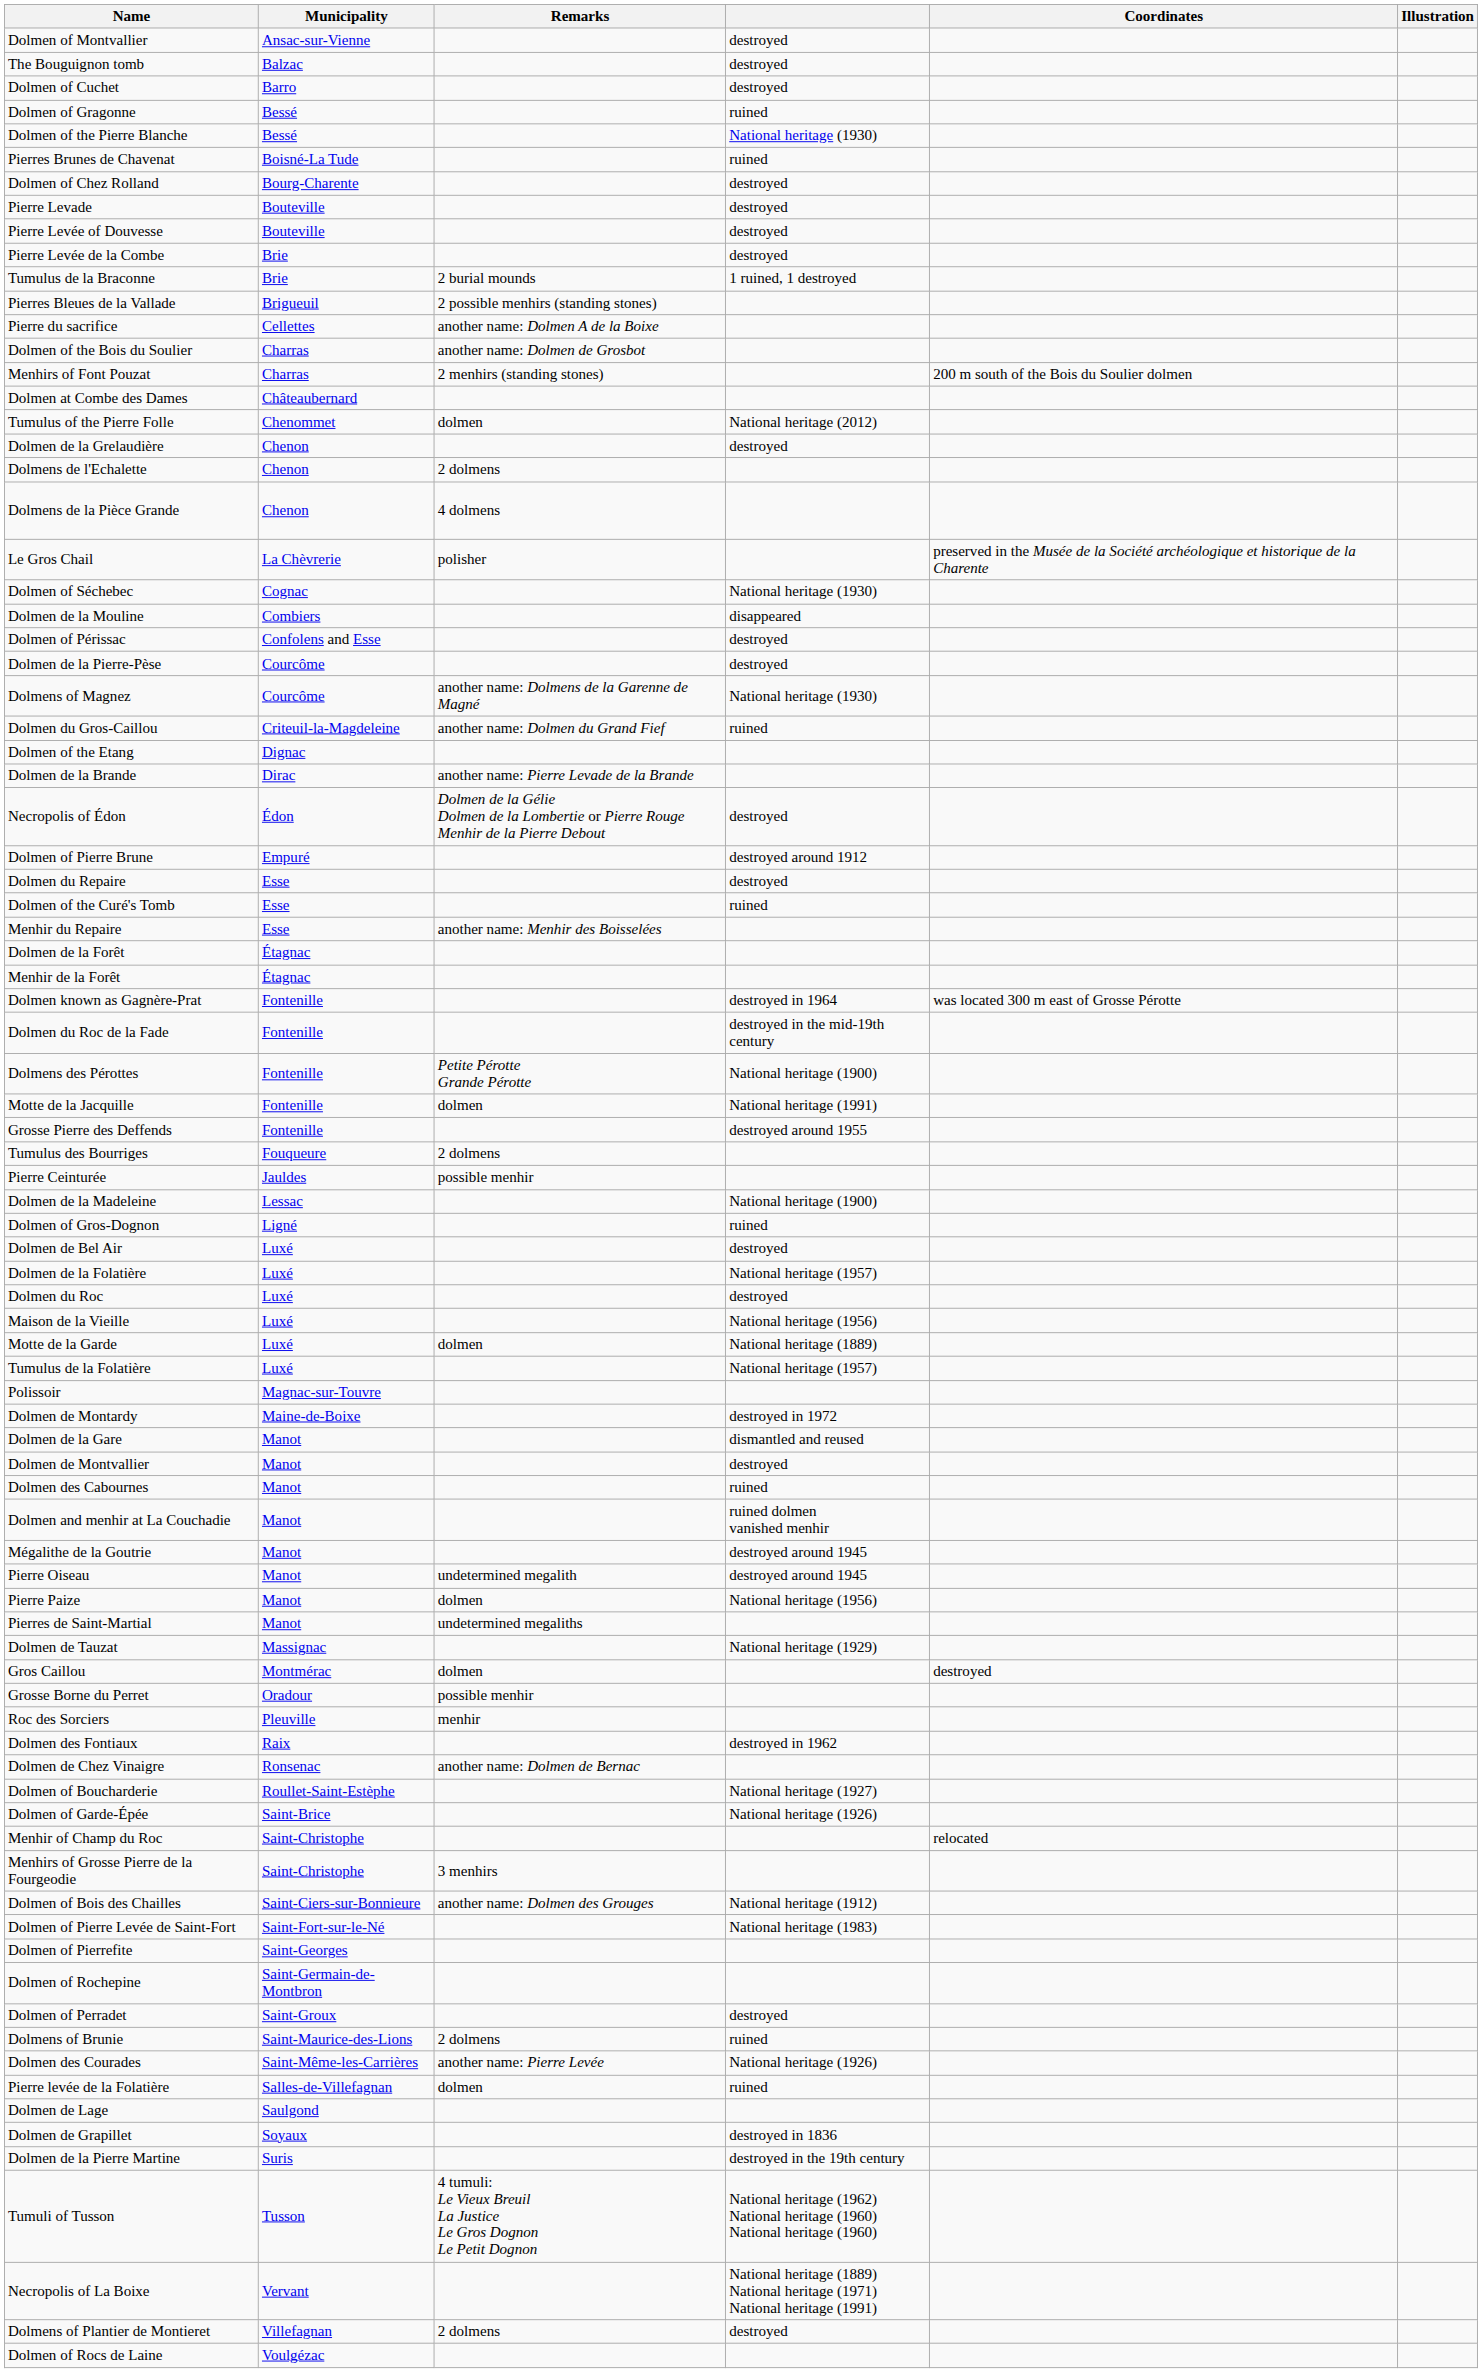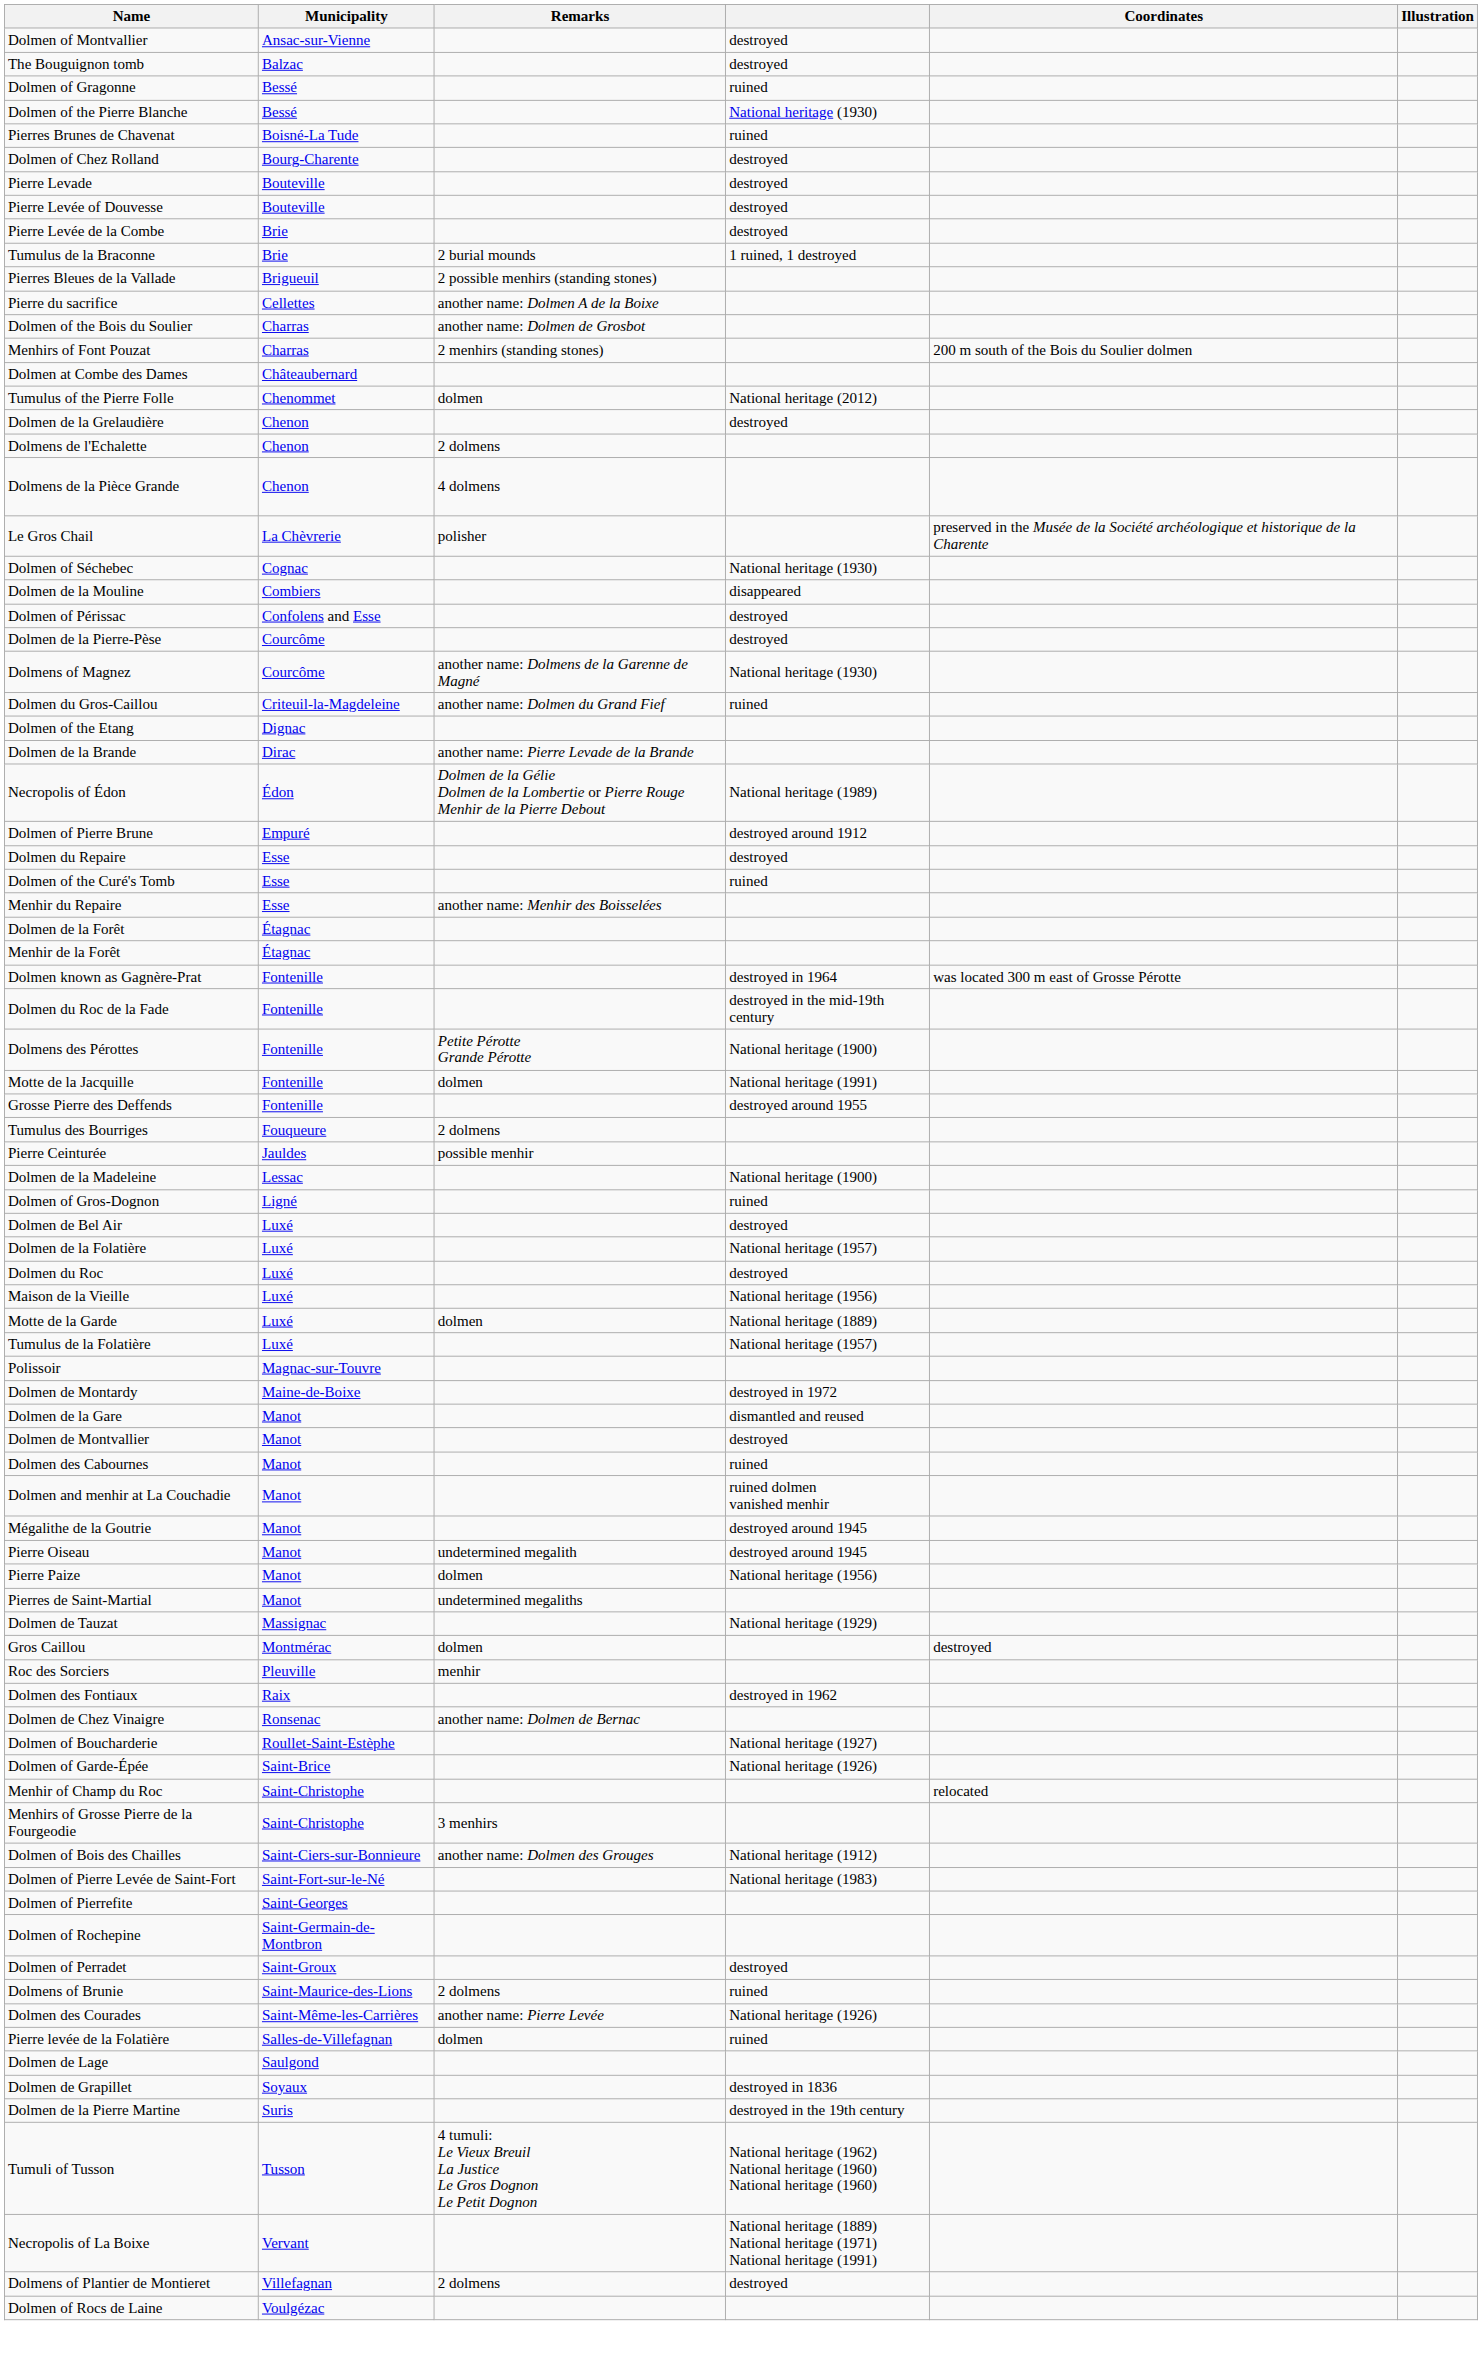- row: (63, 87)
(758, 816) destroyed -> (803, 792) National heritage (1989)
- row: (78, 1695)
